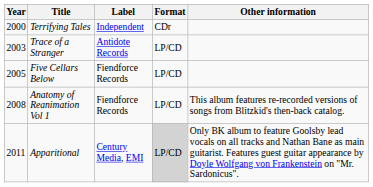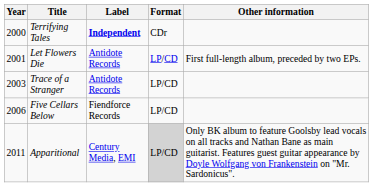(120, 27) normal -> (115, 32) bold
+ row: (53, 58)
(16, 73) 2005 -> (16, 110) 2006
- row: (55, 105)
